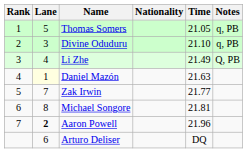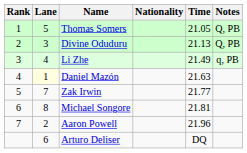(228, 28) q, PB -> (228, 28) Q, PB
(199, 44) 21.10 -> (199, 44) 21.13
(228, 44) q, PB -> (228, 44) Q, PB
(228, 60) Q, PB -> (228, 60) q, PB
(46, 124) bold -> (46, 124) normal
